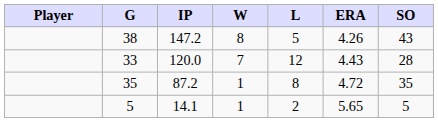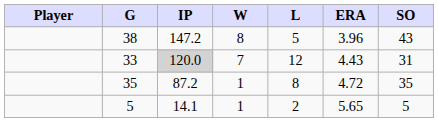(351, 38) 4.26 -> (351, 38) 3.96
(185, 60) no background -> (185, 60) lightgrey background
(406, 60) 28 -> (406, 60) 31
